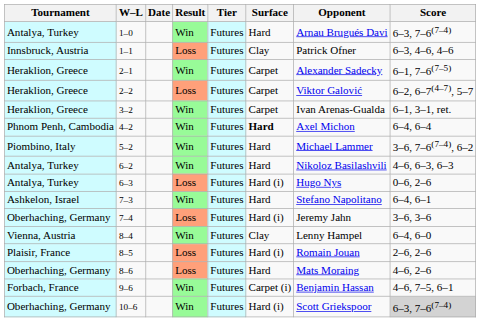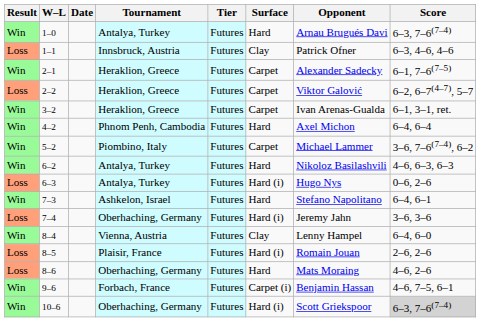columns swapped: (190, 13) <-> (60, 13)
(261, 127) bold -> (260, 127) normal
(260, 146) Hard -> (263, 146) Carpet
